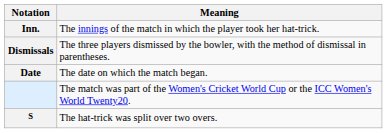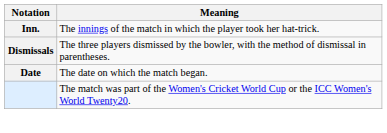- row: (31, 116)
